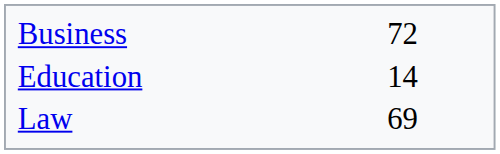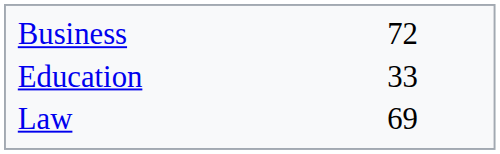(403, 76) 14 -> (403, 76) 33
